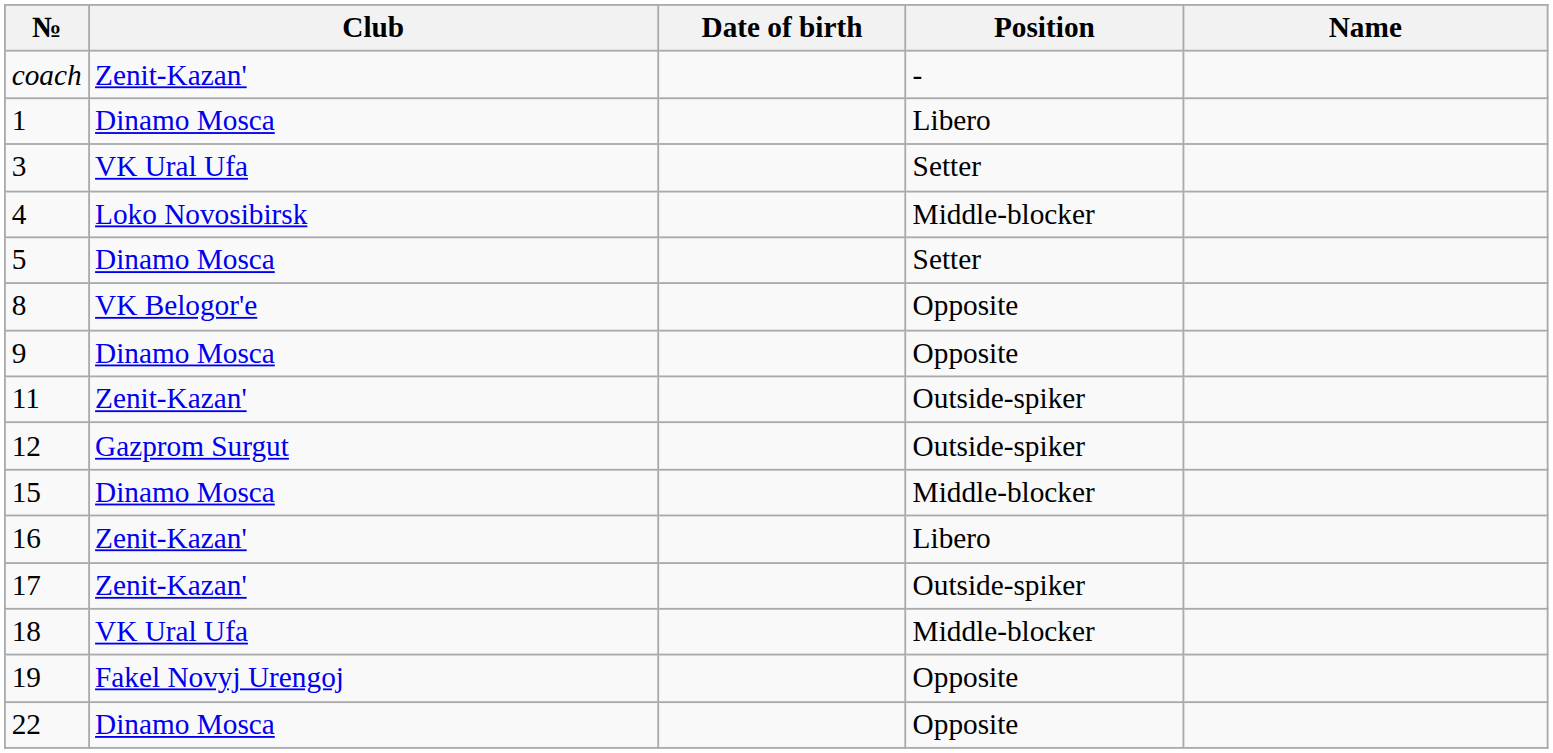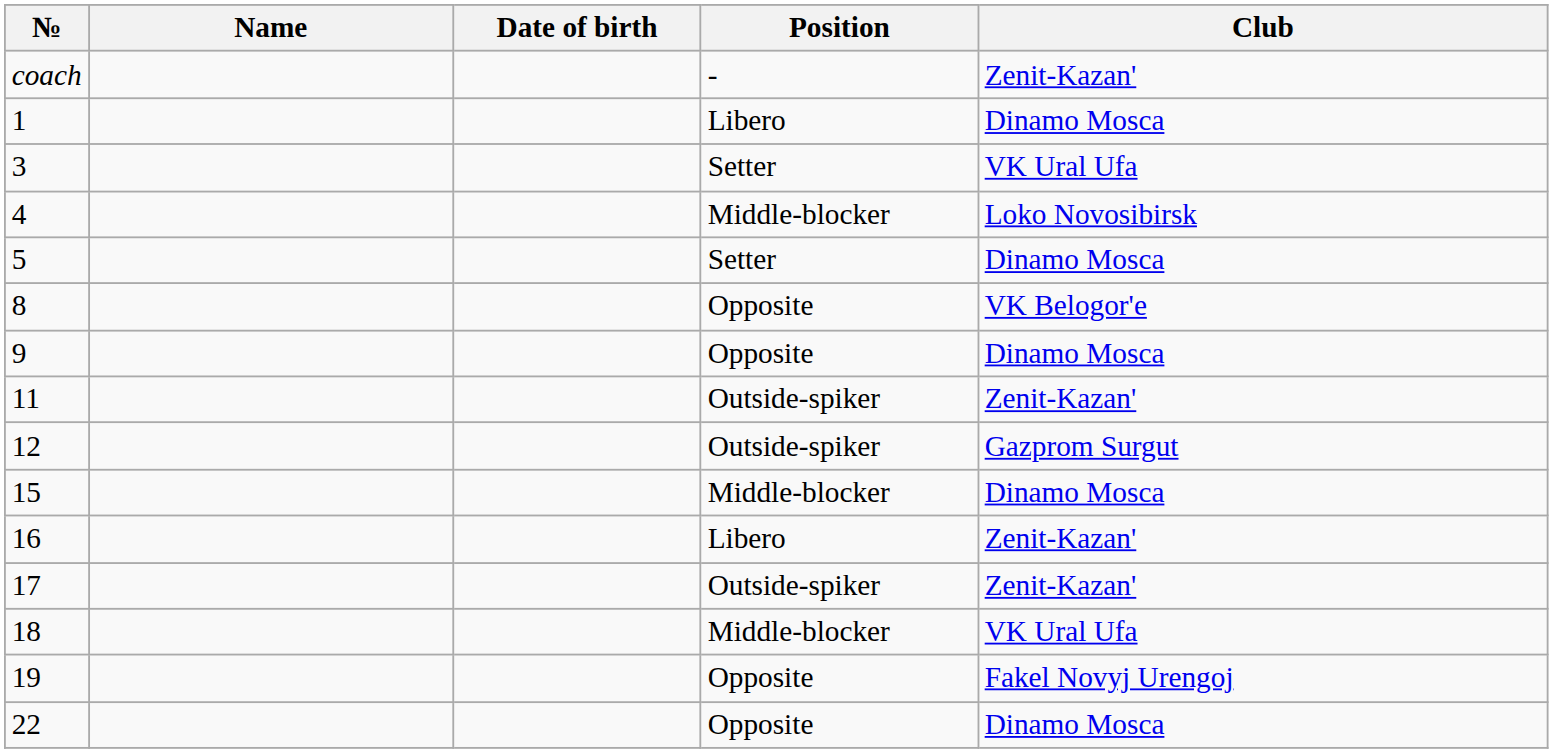columns swapped: (1365, 27) <-> (373, 27)
